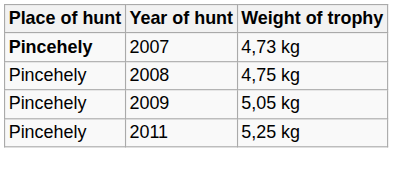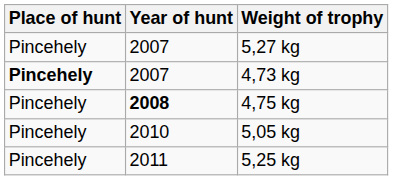+ row: (271, 47)
(149, 75) normal -> (149, 103) bold
(149, 103) 2009 -> (149, 132) 2010
